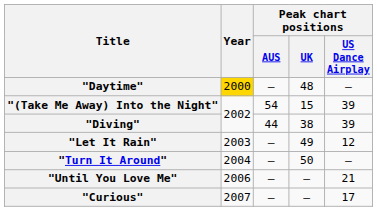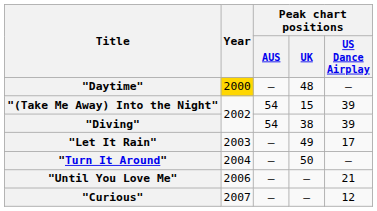(271, 123) 44 -> (271, 123) 54
(348, 142) 12 -> (348, 142) 17
(348, 197) 17 -> (348, 197) 12
